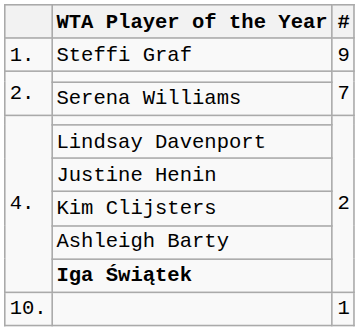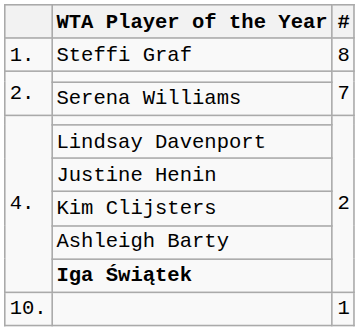(344, 55) 9 -> (344, 55) 8
